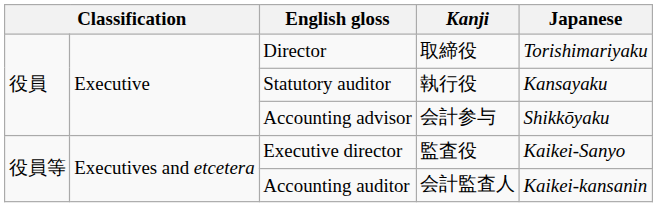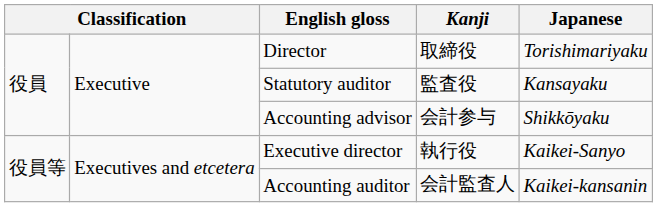(449, 84) 執行役 -> (449, 84) 監査役
(449, 151) 監査役 -> (449, 151) 執行役
